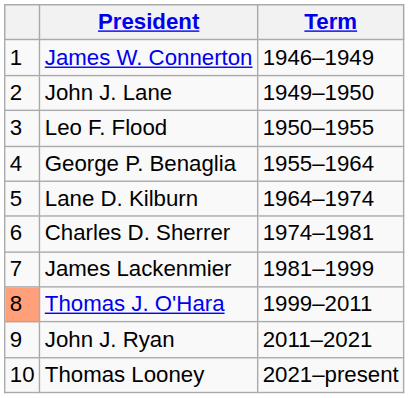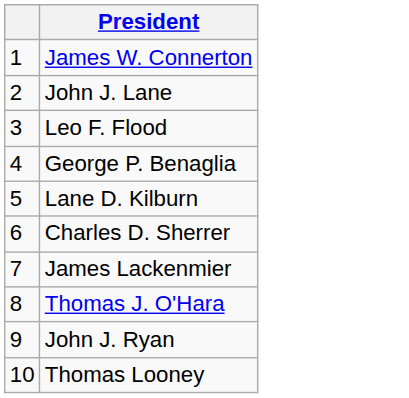- column: (331, 22)
(16, 304) lightsalmon background -> (16, 304) no background
